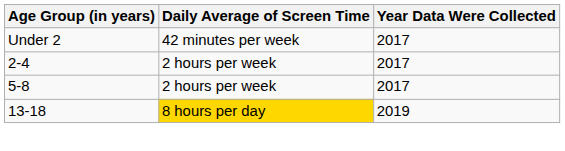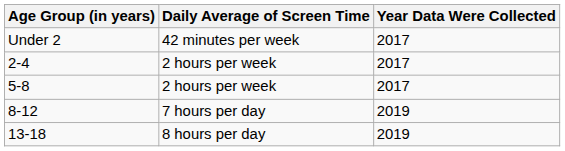+ row: (23, 110)
(214, 110) gold background -> (214, 134) no background
